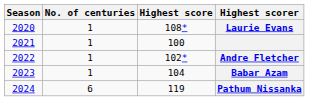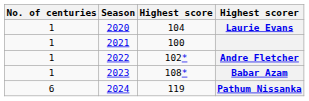columns swapped: (23, 12) <-> (90, 12)
(176, 27) 108* -> (176, 27) 104
(176, 73) 104 -> (176, 73) 108*
